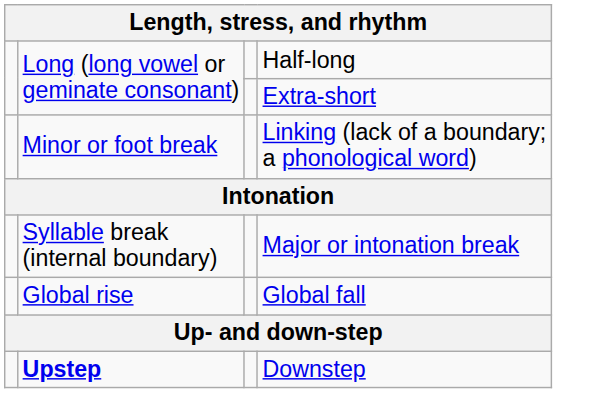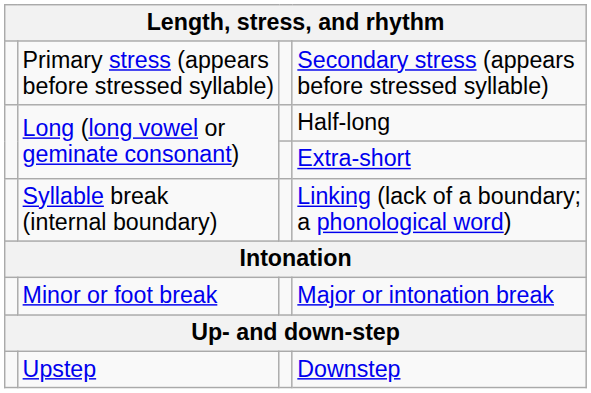+ row: (436, 72)
(120, 146) Minor or foot break -> (120, 209) Syllable break (internal boundary)
(120, 246) Syllable break (internal boundary) -> (120, 295) Minor or foot break
- row: (314, 295)
(62, 369) bold -> (59, 369) normal
